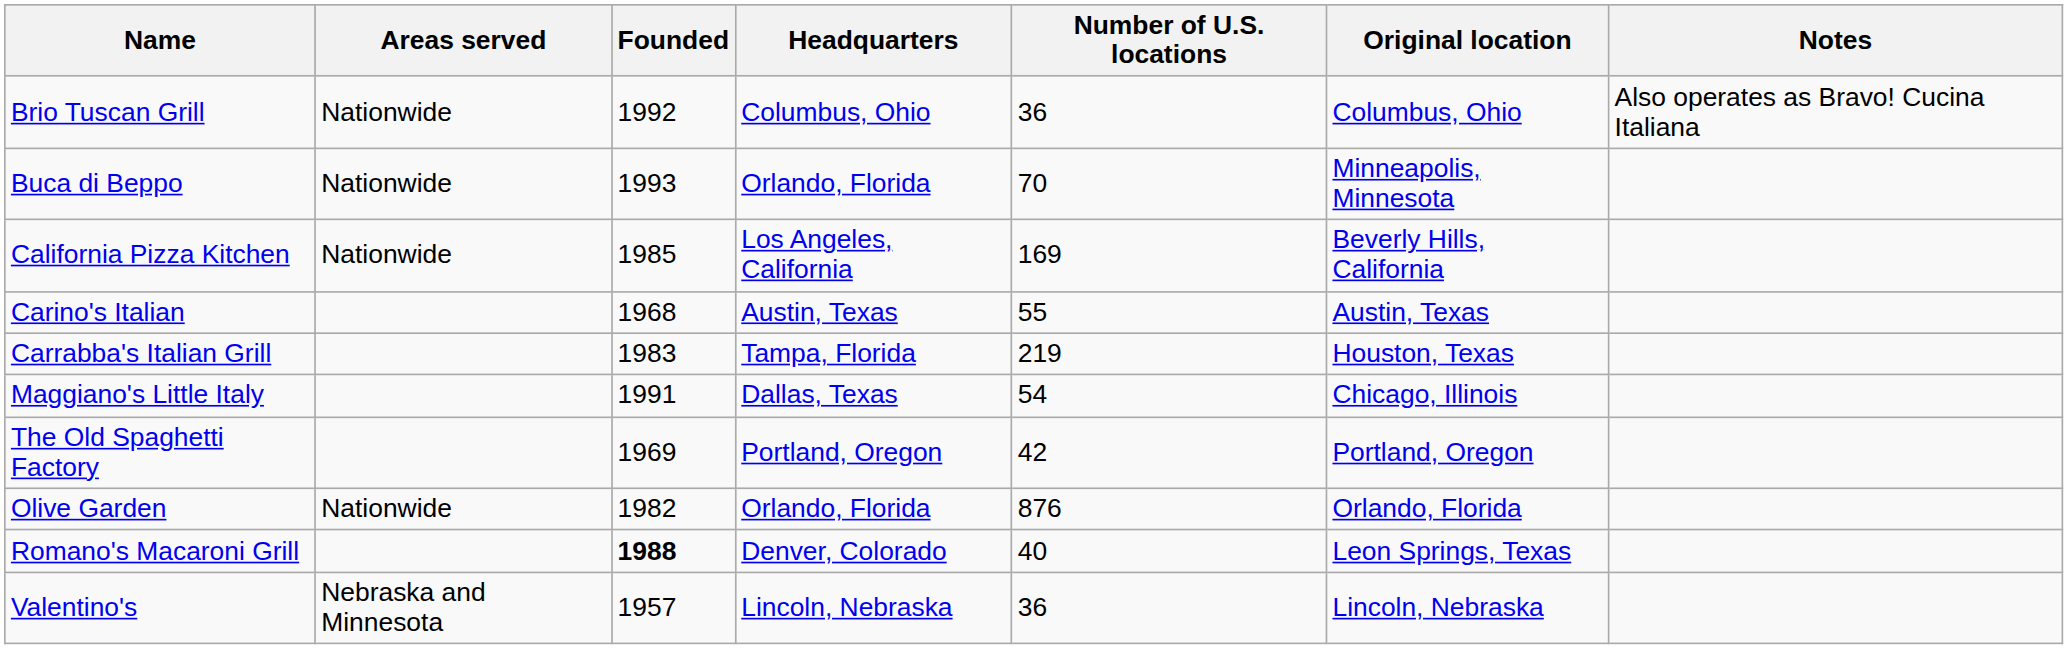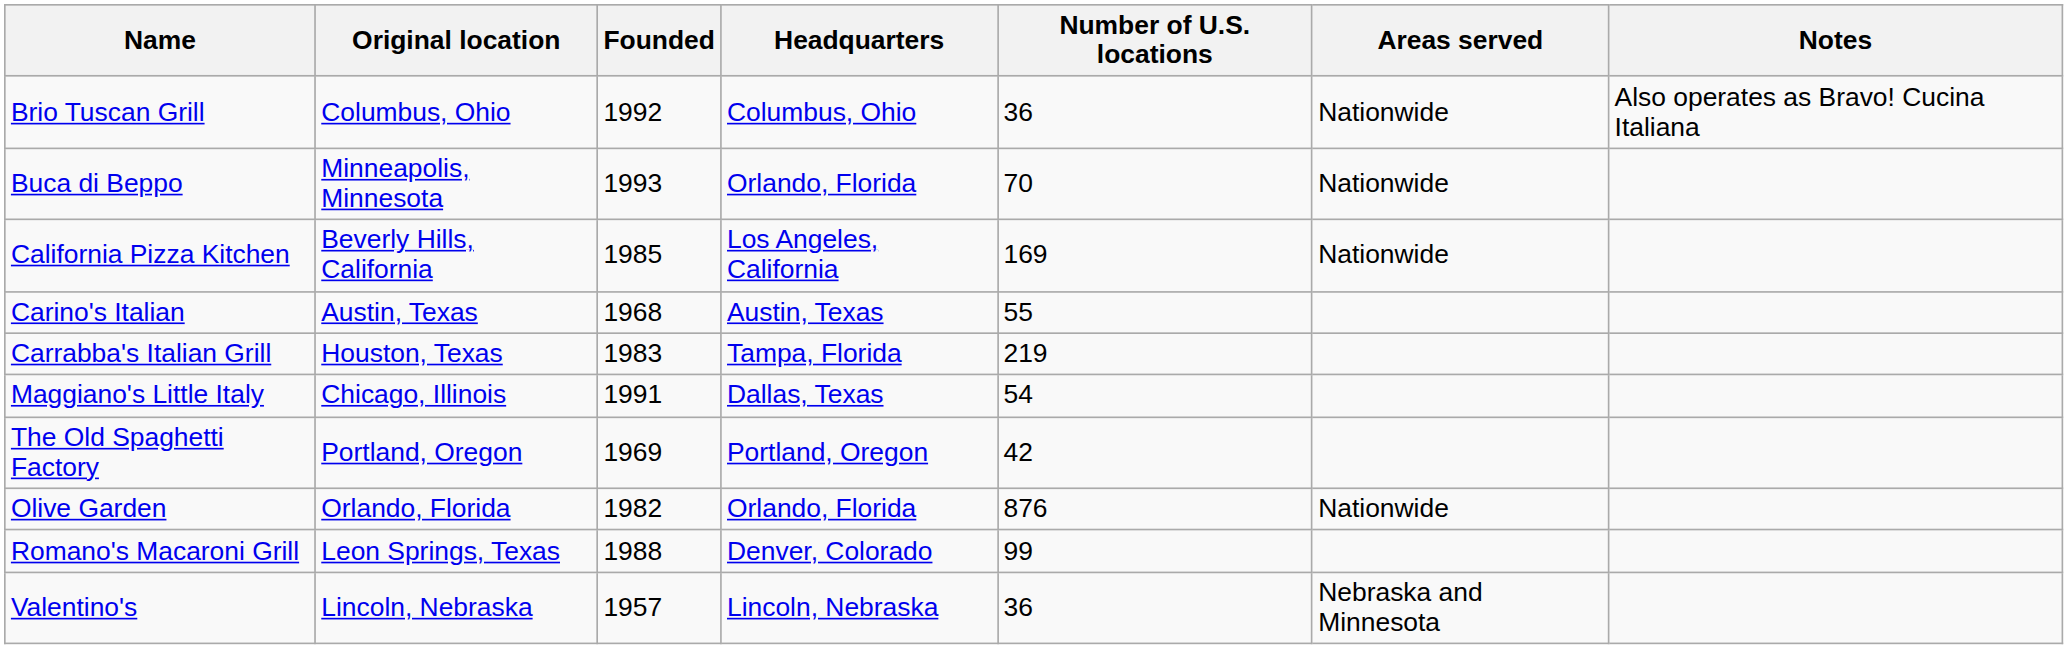columns swapped: (1467, 40) <-> (463, 40)
(647, 550) bold -> (633, 550) normal
(1032, 550) 40 -> (1018, 550) 99
